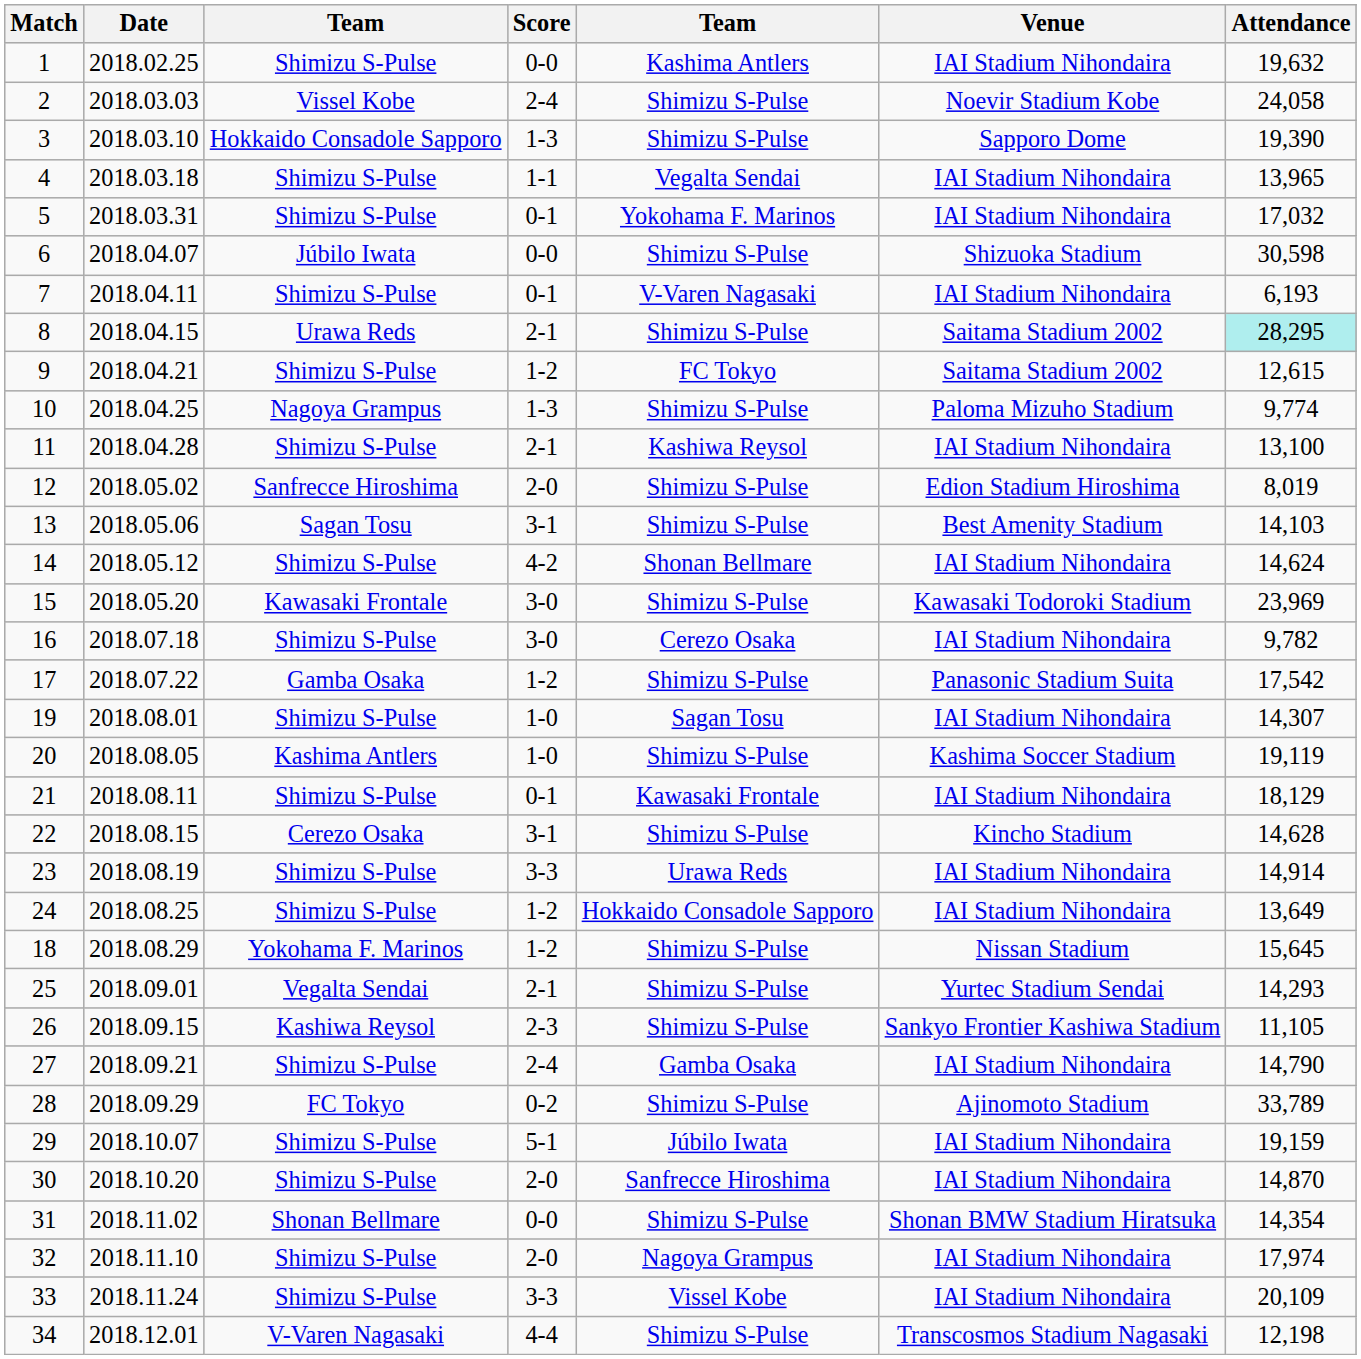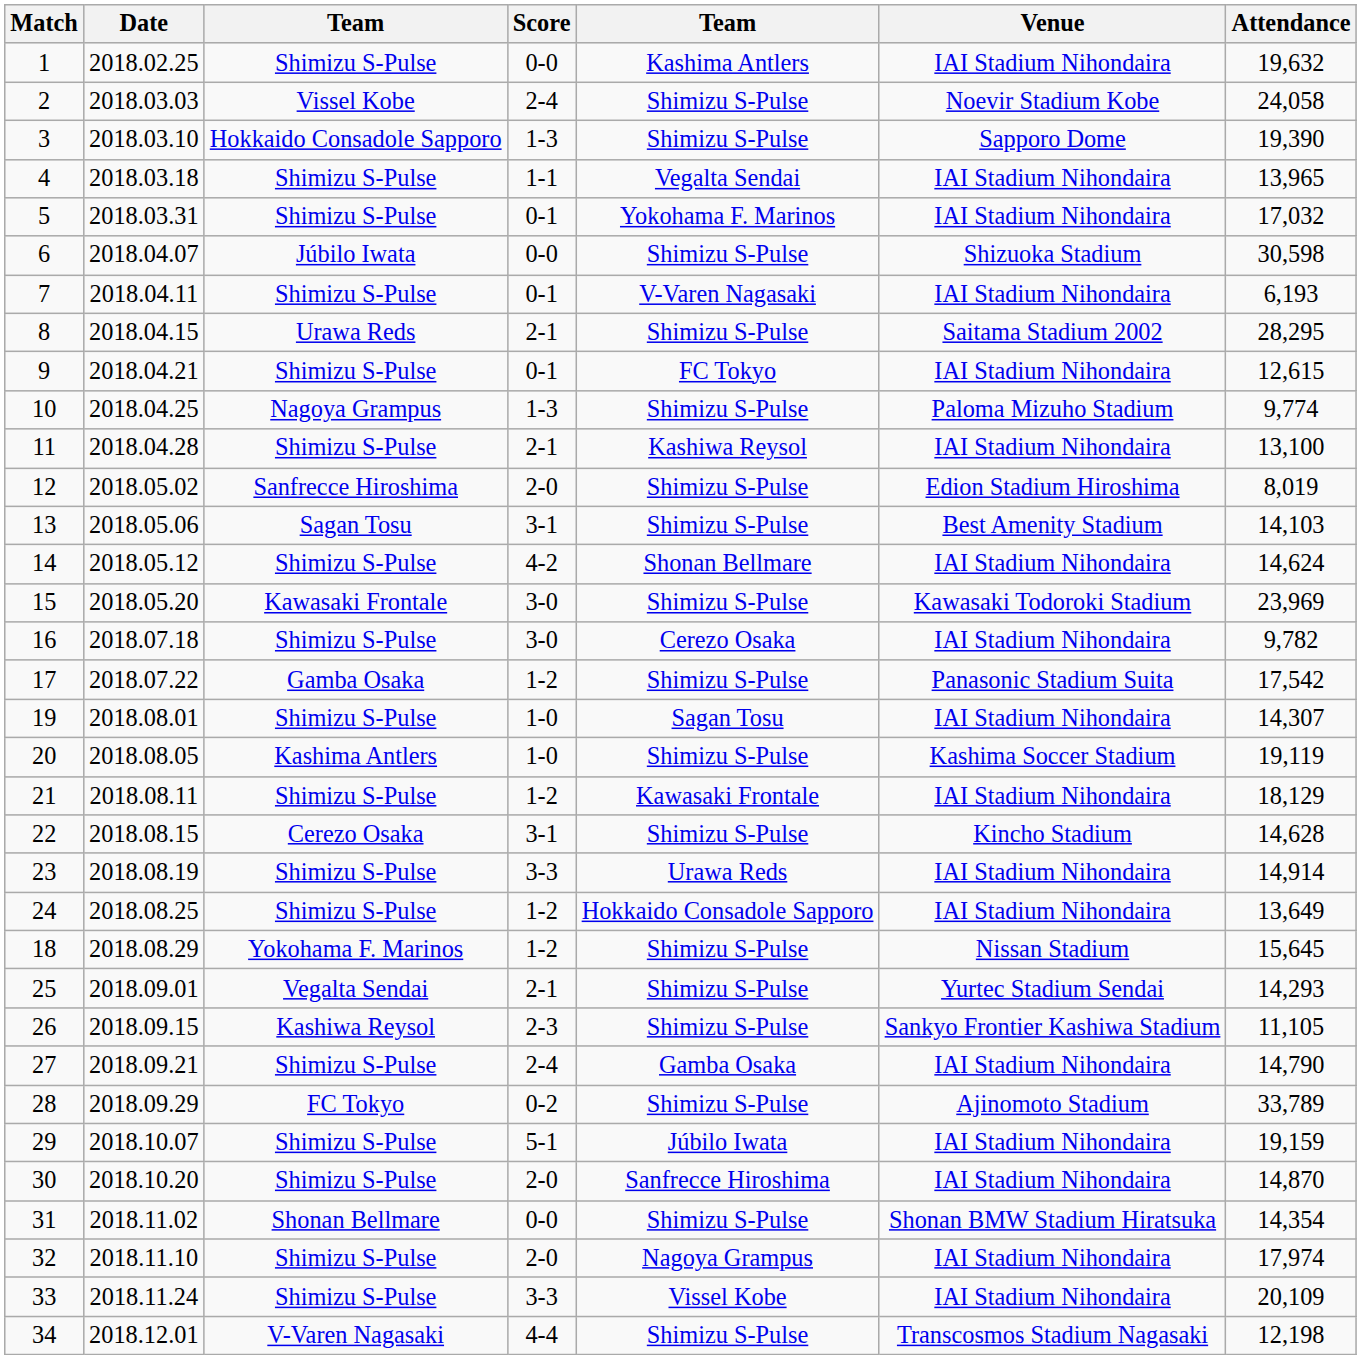(1291, 332) paleturquoise background -> (1291, 332) no background
(542, 370) 1-2 -> (542, 370) 0-1
(1053, 370) Saitama Stadium 2002 -> (1053, 370) IAI Stadium Nihondaira
(542, 795) 0-1 -> (542, 795) 1-2
